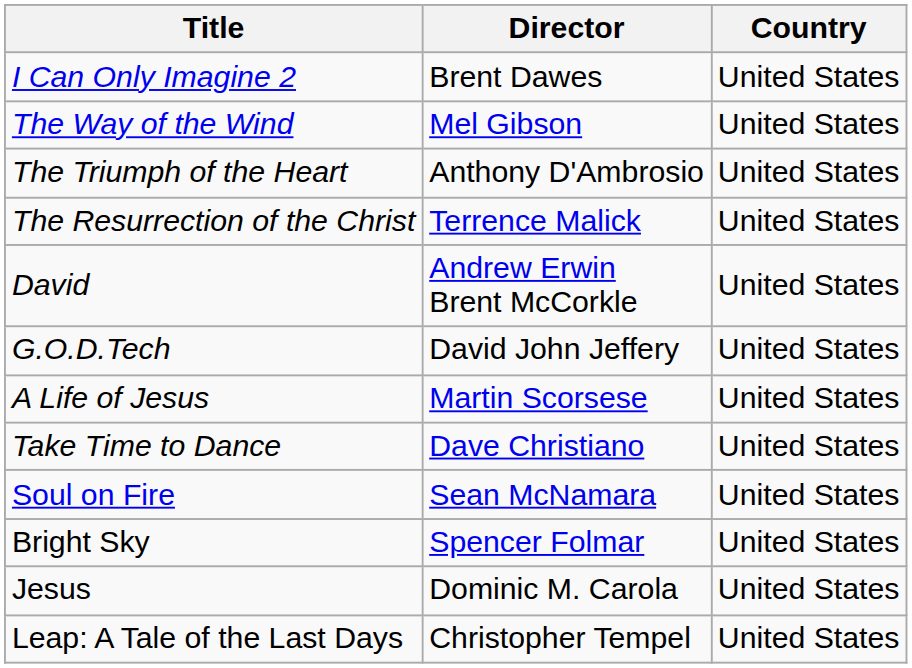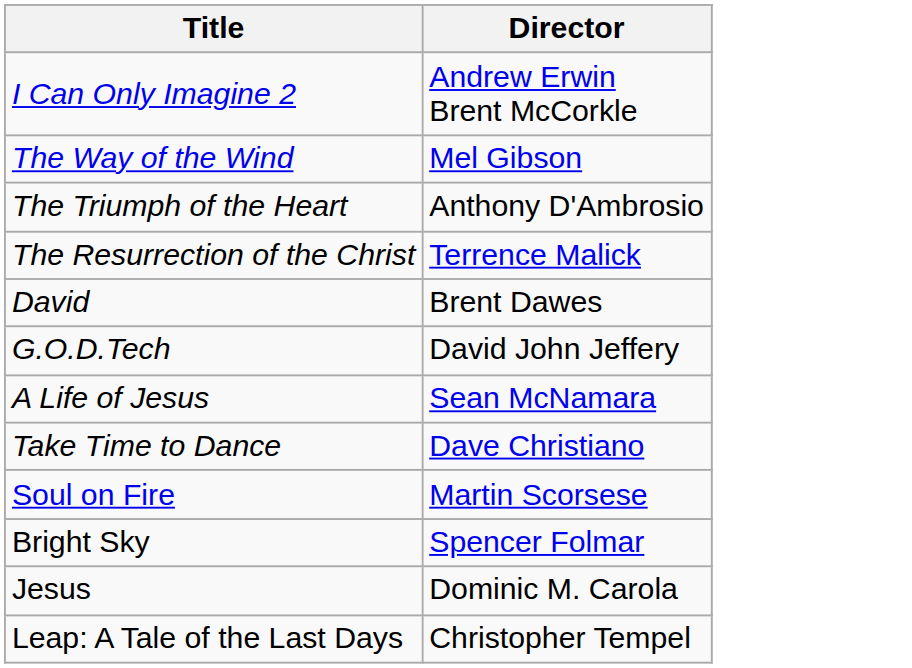- column: (809, 28)
(516, 76) Brent Dawes -> (533, 93) Andrew Erwin Brent McCorkle
(533, 285) Andrew Erwin Brent McCorkle -> (516, 302) Brent Dawes
(538, 398) Martin Scorsese -> (543, 398) Sean McNamara
(543, 494) Sean McNamara -> (538, 494) Martin Scorsese
